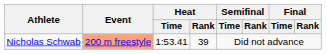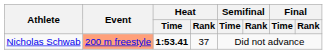(172, 42) normal -> (172, 42) bold
(203, 42) 39 -> (204, 42) 37
